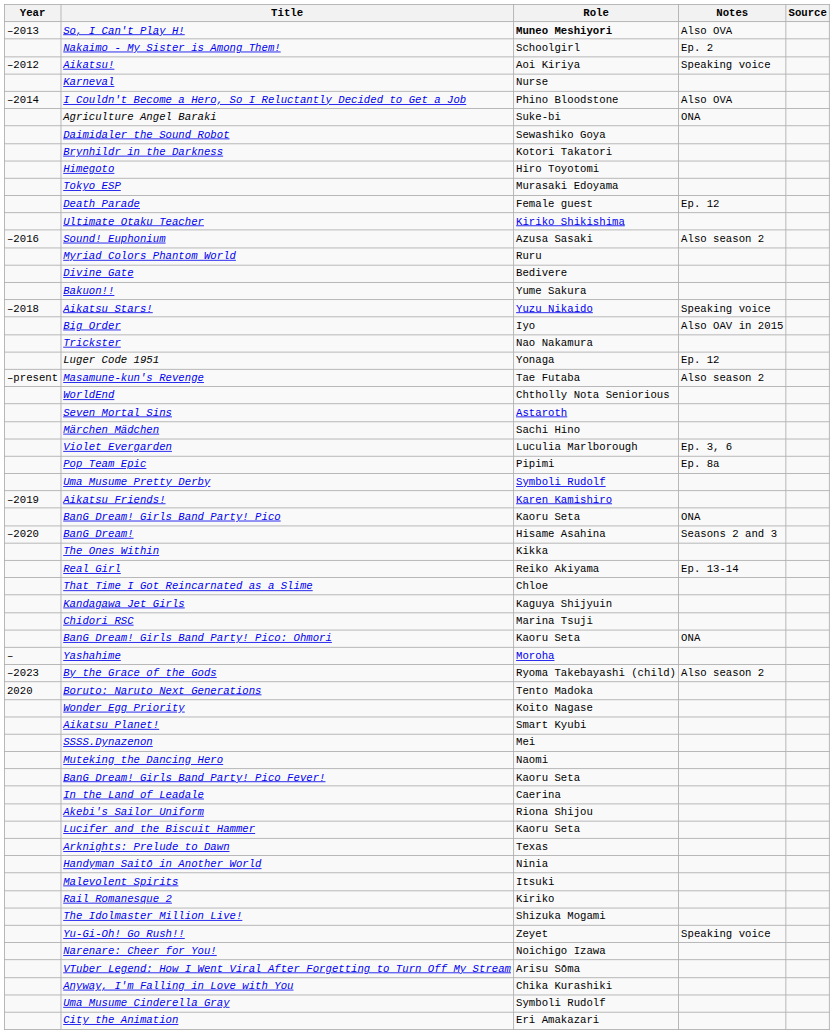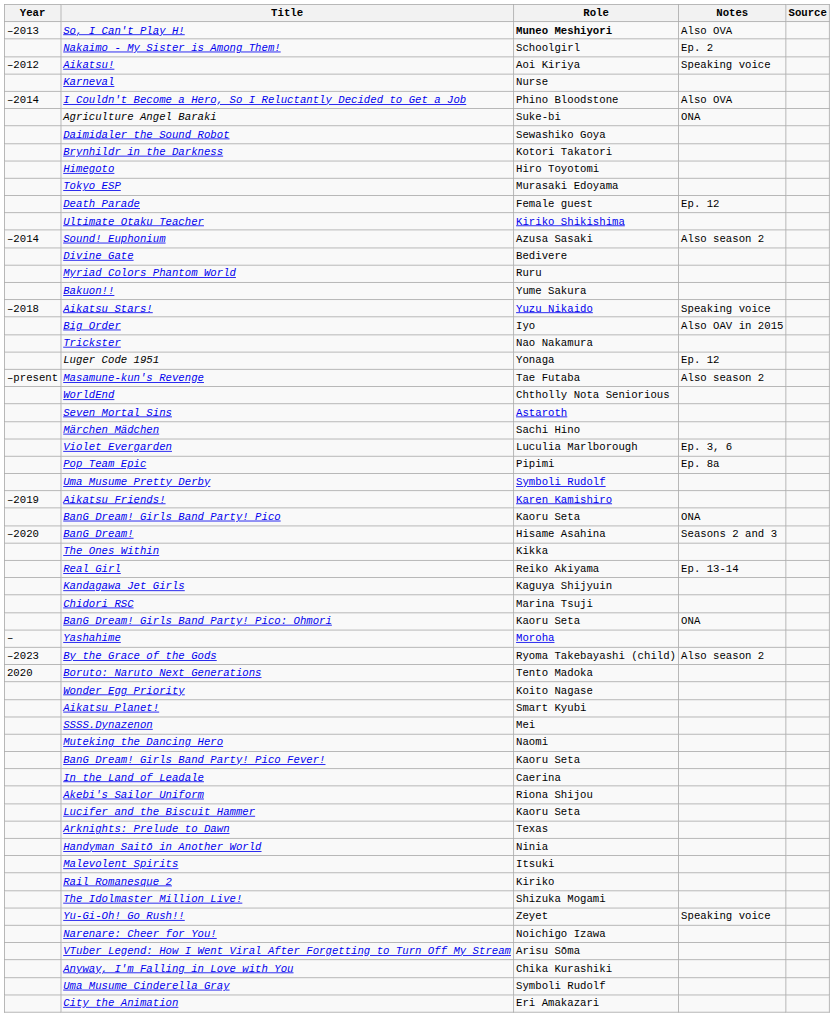(23, 239) –2016 -> (23, 239) –2014
rows swapped: (150, 256) <-> (98, 274)
- row: (188, 586)
